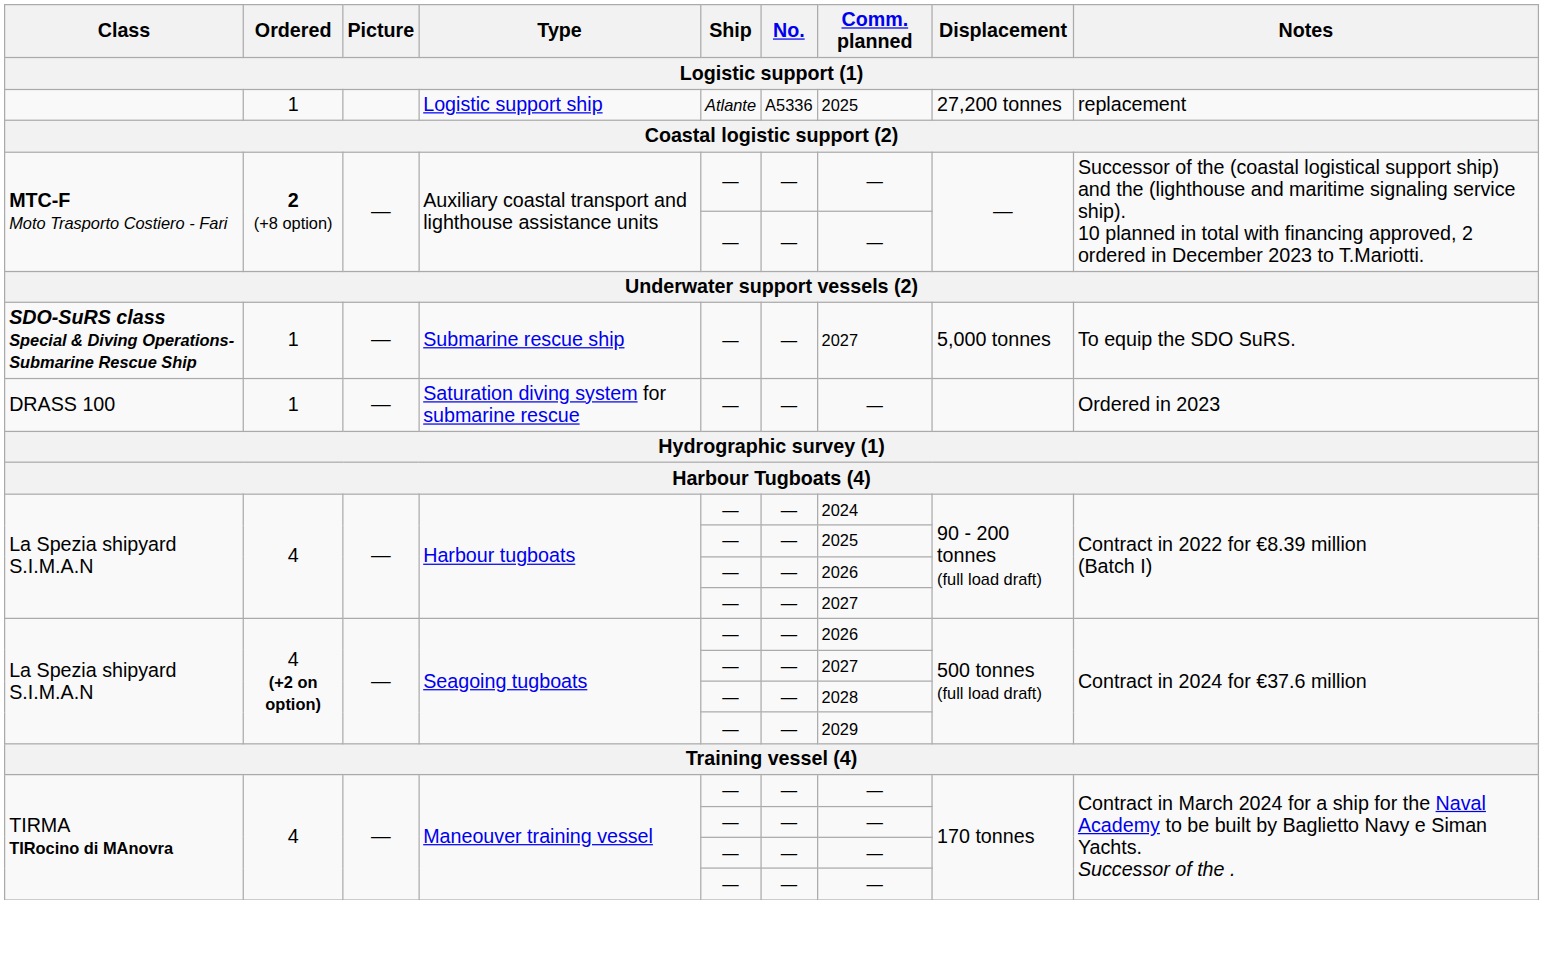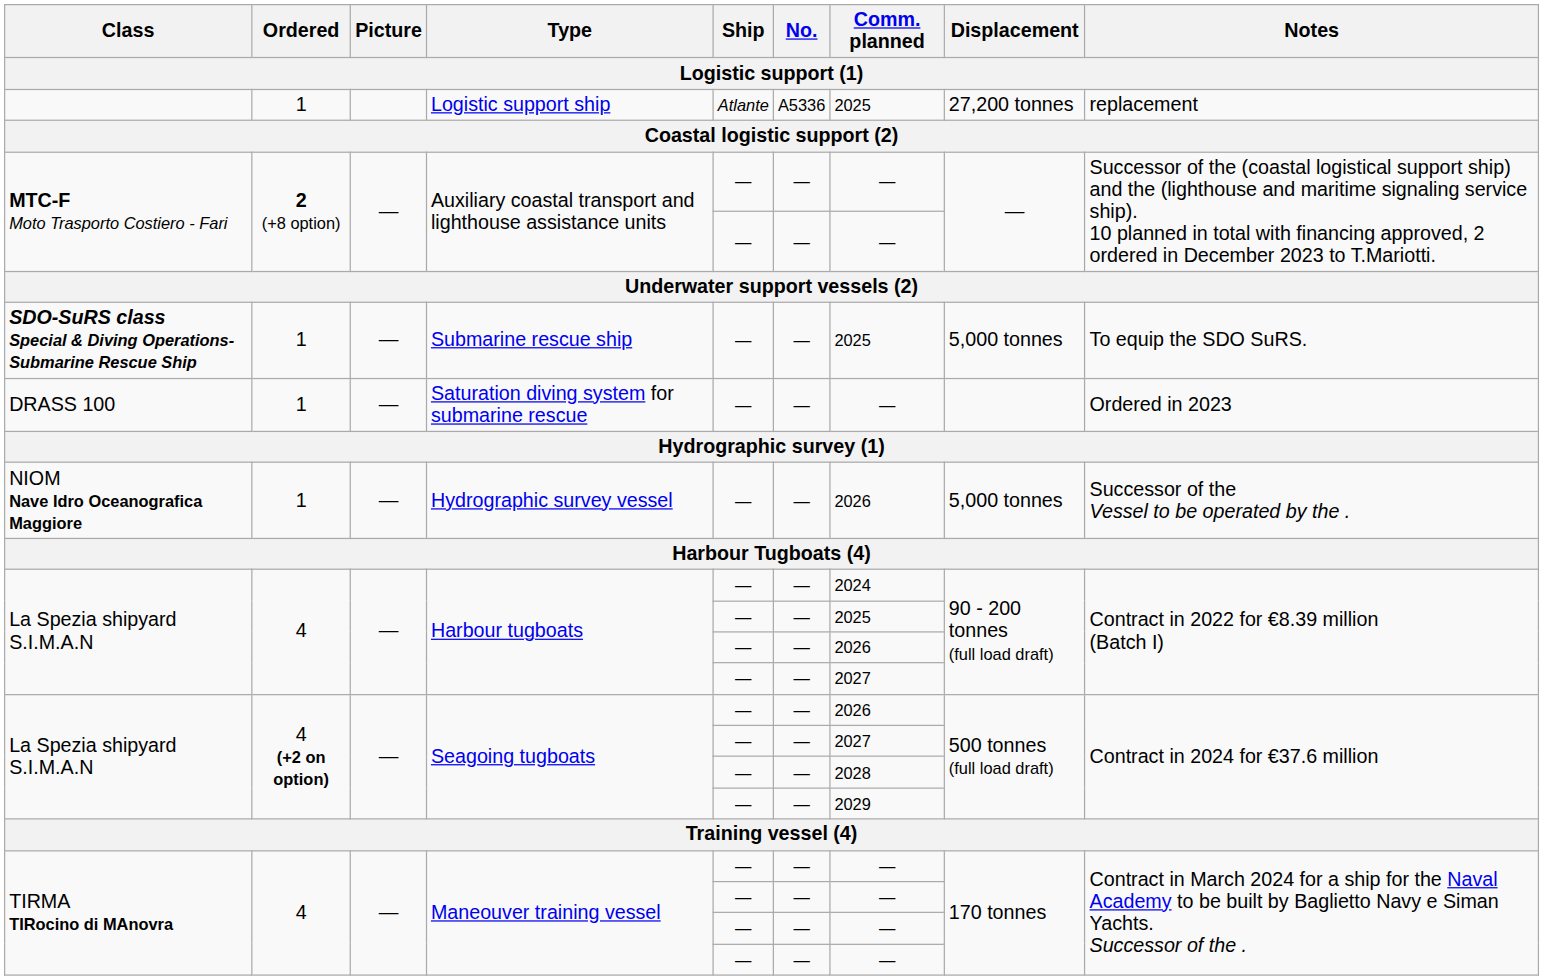(840, 341) 2027 -> (853, 341) 2025
+ row: (106, 500)
